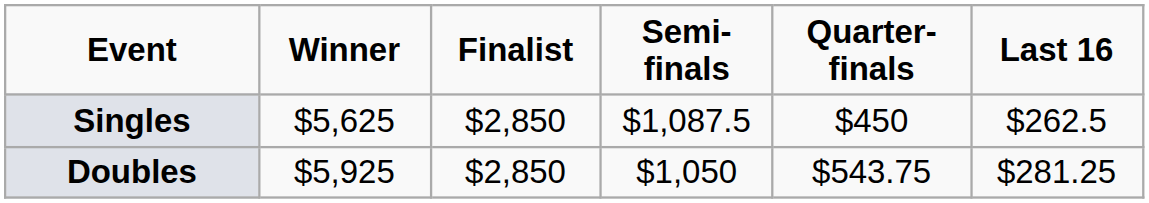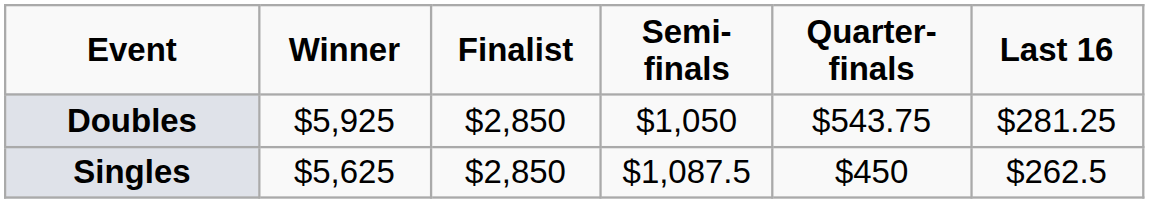rows swapped: (132, 120) <-> (132, 172)
